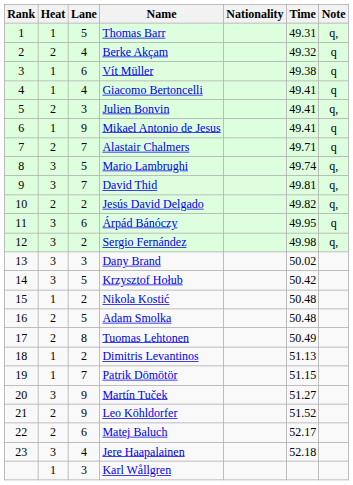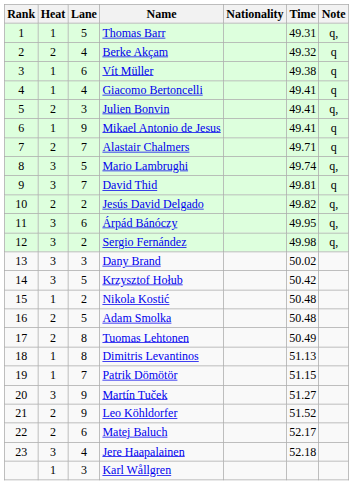(334, 185) q, -> (334, 185) q
(334, 223) q -> (334, 223) q,
(84, 356) 2 -> (84, 356) 8
